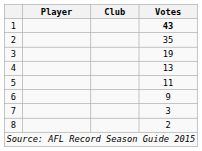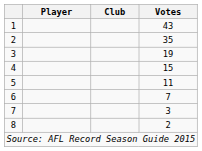(168, 26) bold -> (168, 26) normal
(168, 68) 13 -> (168, 68) 15
(168, 97) 9 -> (168, 97) 7
